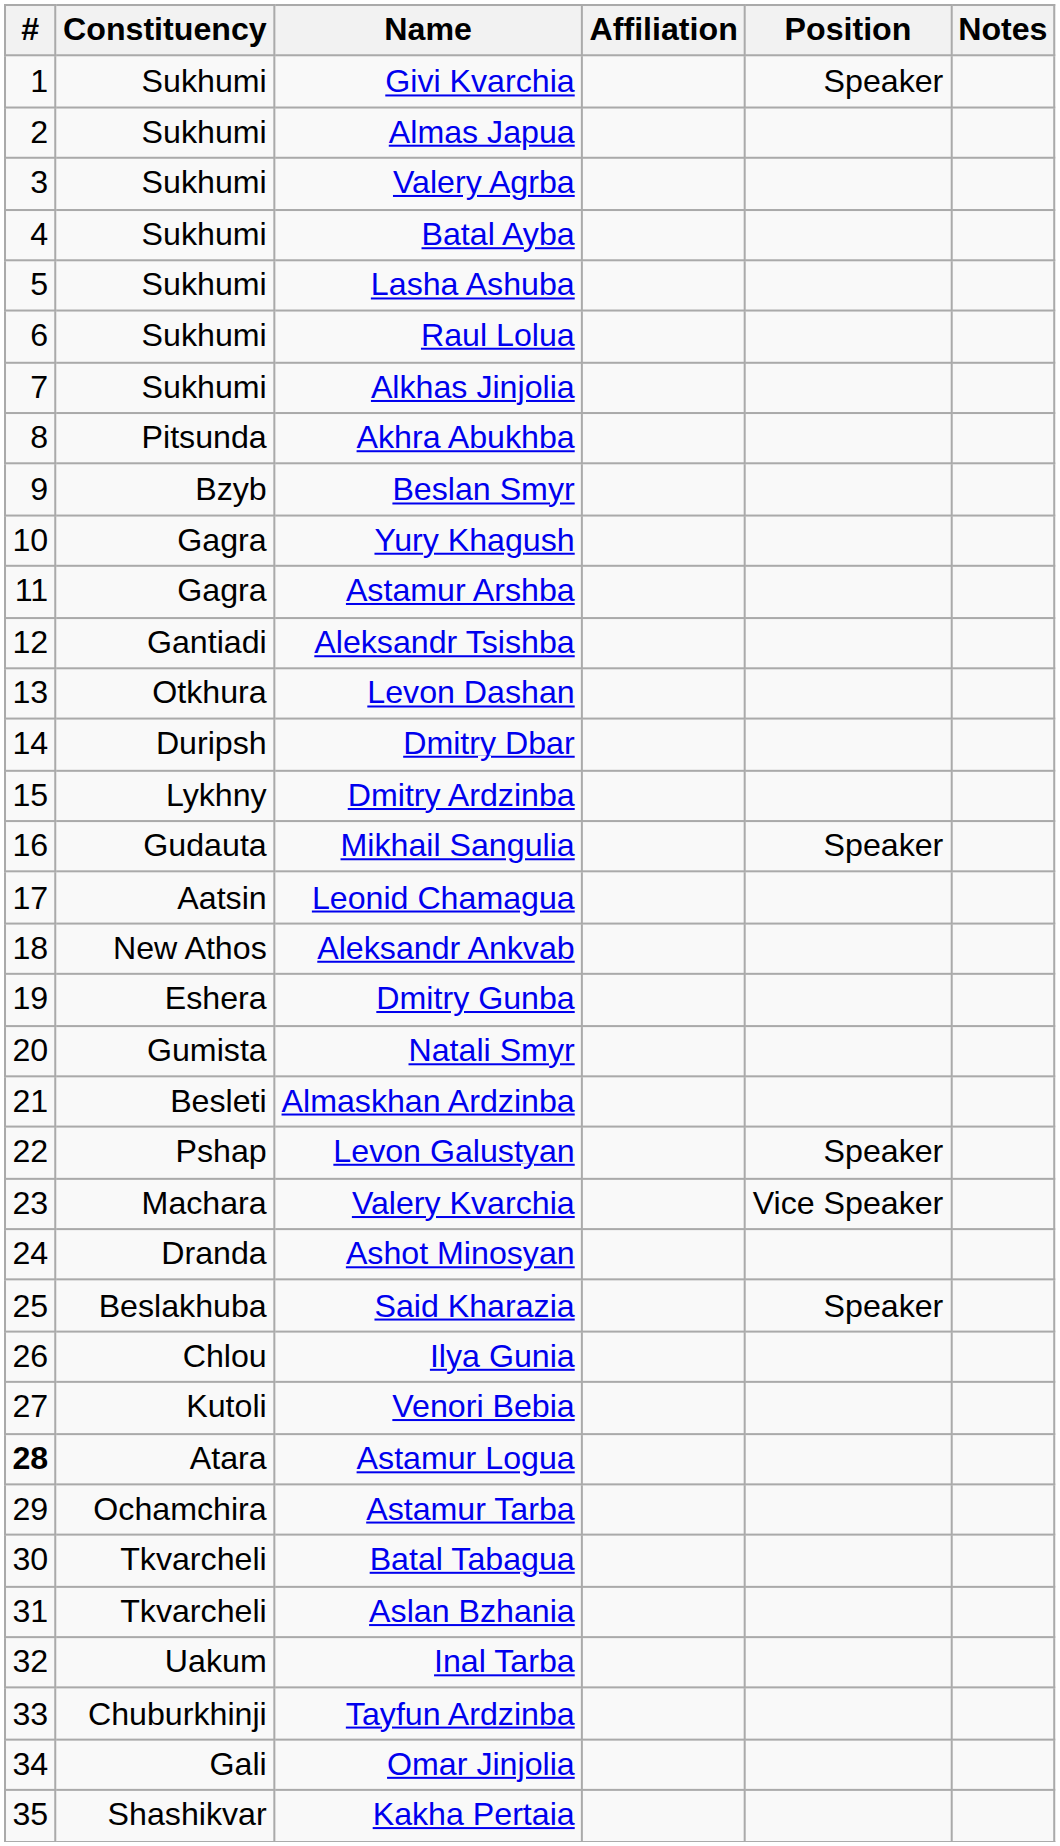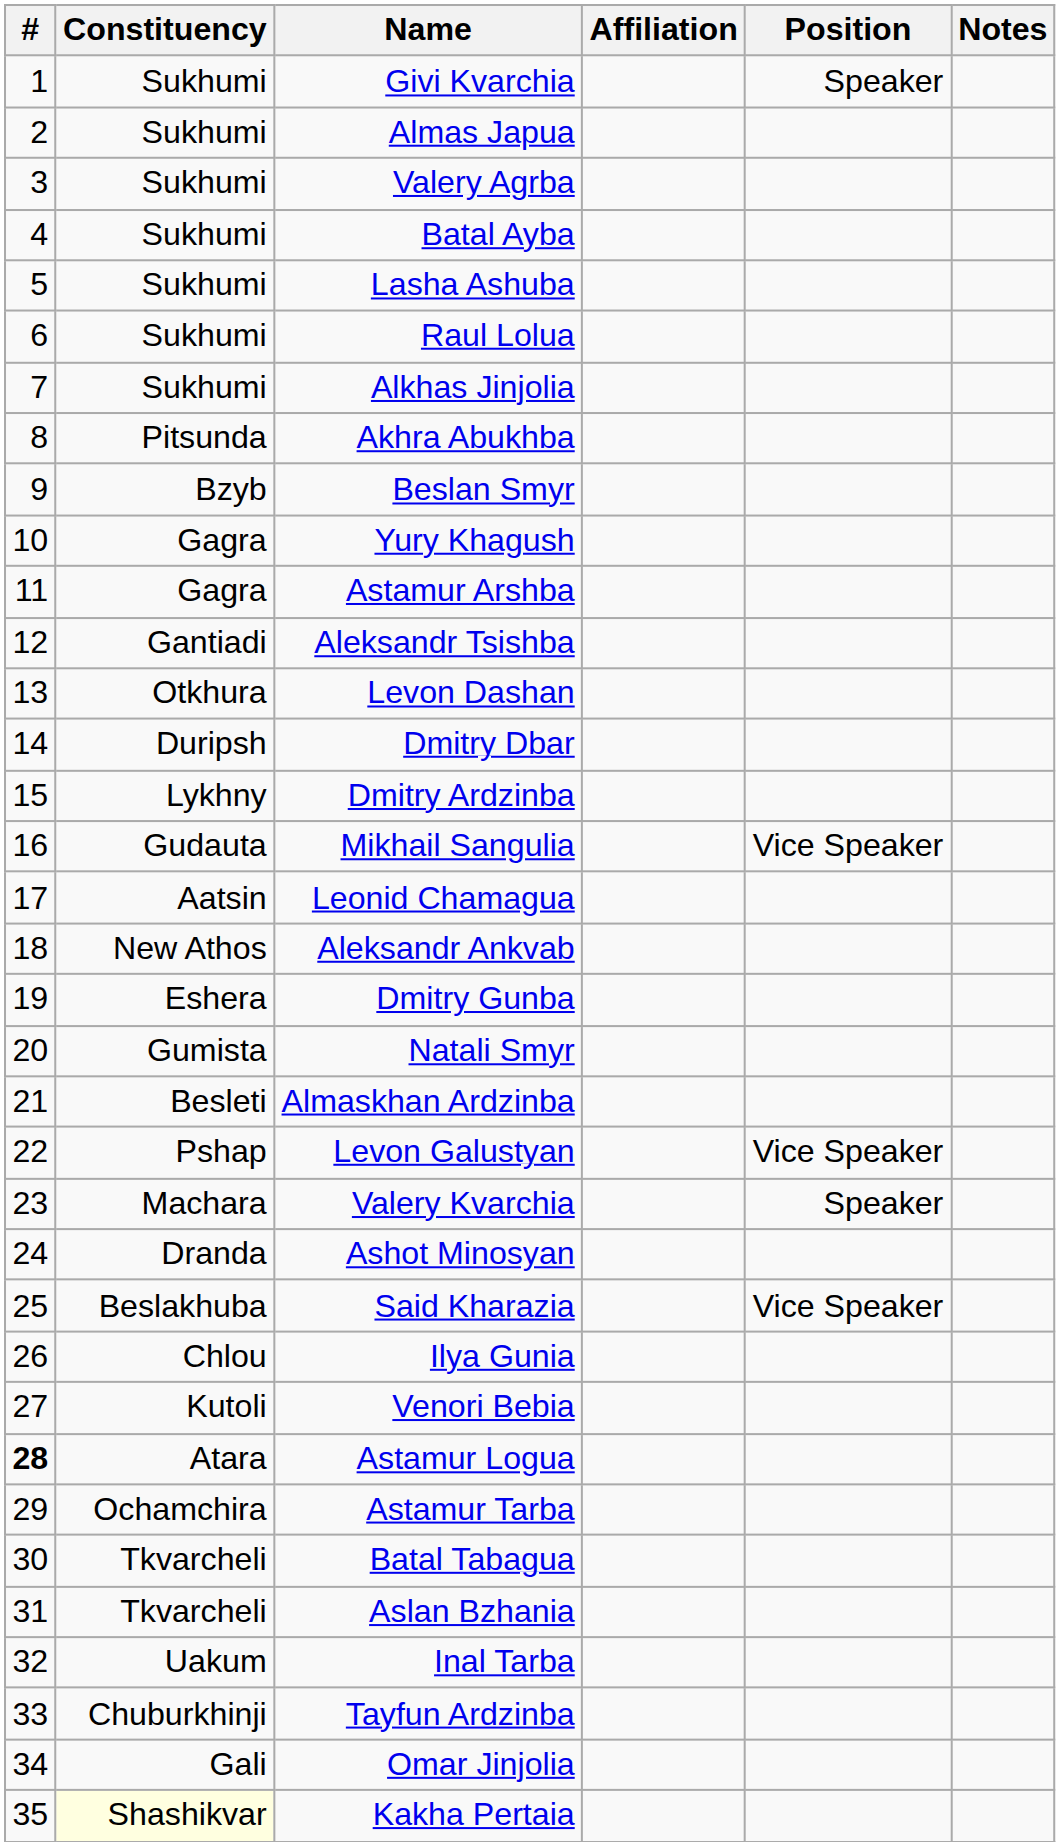(883, 846) Speaker -> (848, 846) Vice Speaker
(883, 1152) Speaker -> (848, 1152) Vice Speaker
(848, 1203) Vice Speaker -> (883, 1203) Speaker
(883, 1305) Speaker -> (848, 1305) Vice Speaker
(187, 1815) no background -> (187, 1815) lightyellow background
